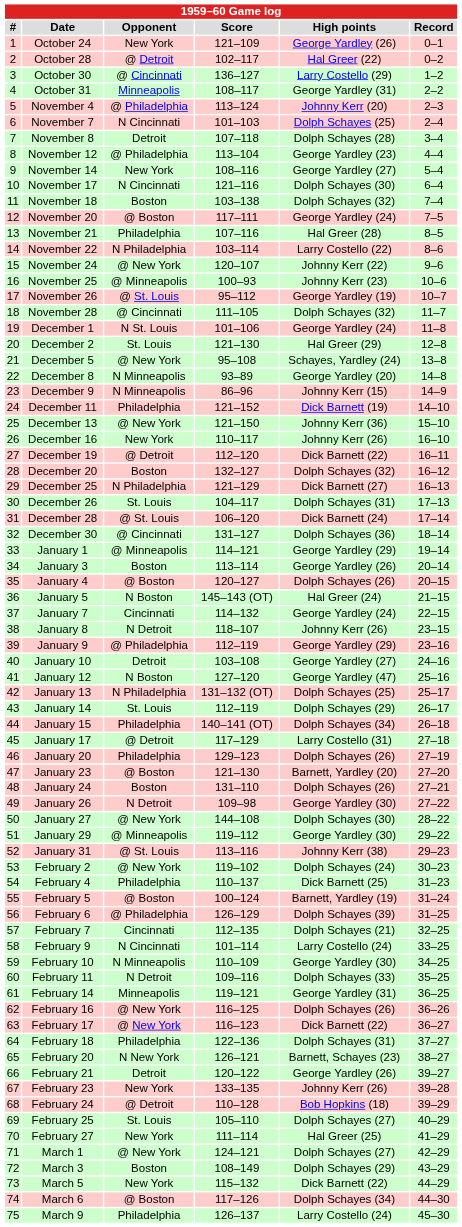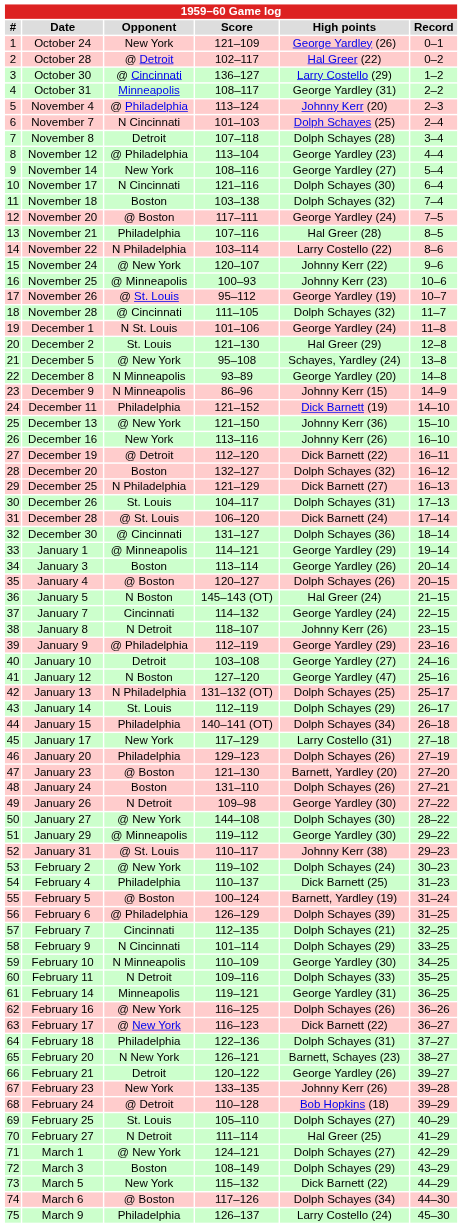(237, 439) 110–117 -> (237, 439) 113–116
(149, 740) @ Detroit -> (149, 740) New York
(237, 851) 113–116 -> (237, 851) 110–117
(344, 946) Larry Costello (24) -> (344, 946) Dolph Schayes (29)
(149, 1136) New York -> (149, 1136) N Detroit
